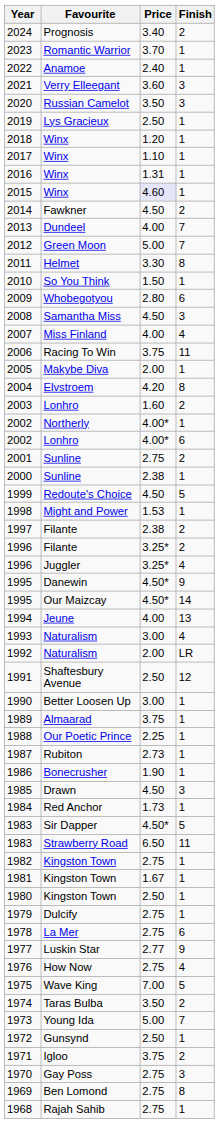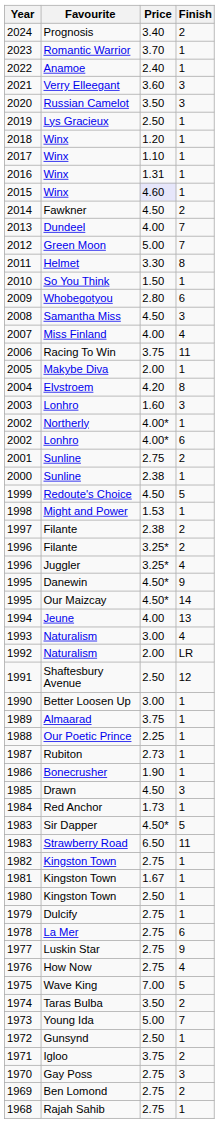(182, 405) 2 -> (182, 405) 3
(153, 950) 2.77 -> (153, 950) 2.75
(182, 1092) 8 -> (182, 1092) 2
